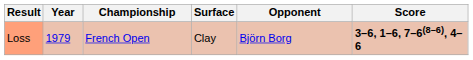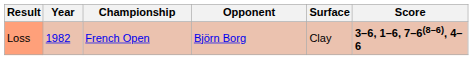columns swapped: (214, 13) <-> (295, 13)
(58, 38) 1979 -> (58, 38) 1982
